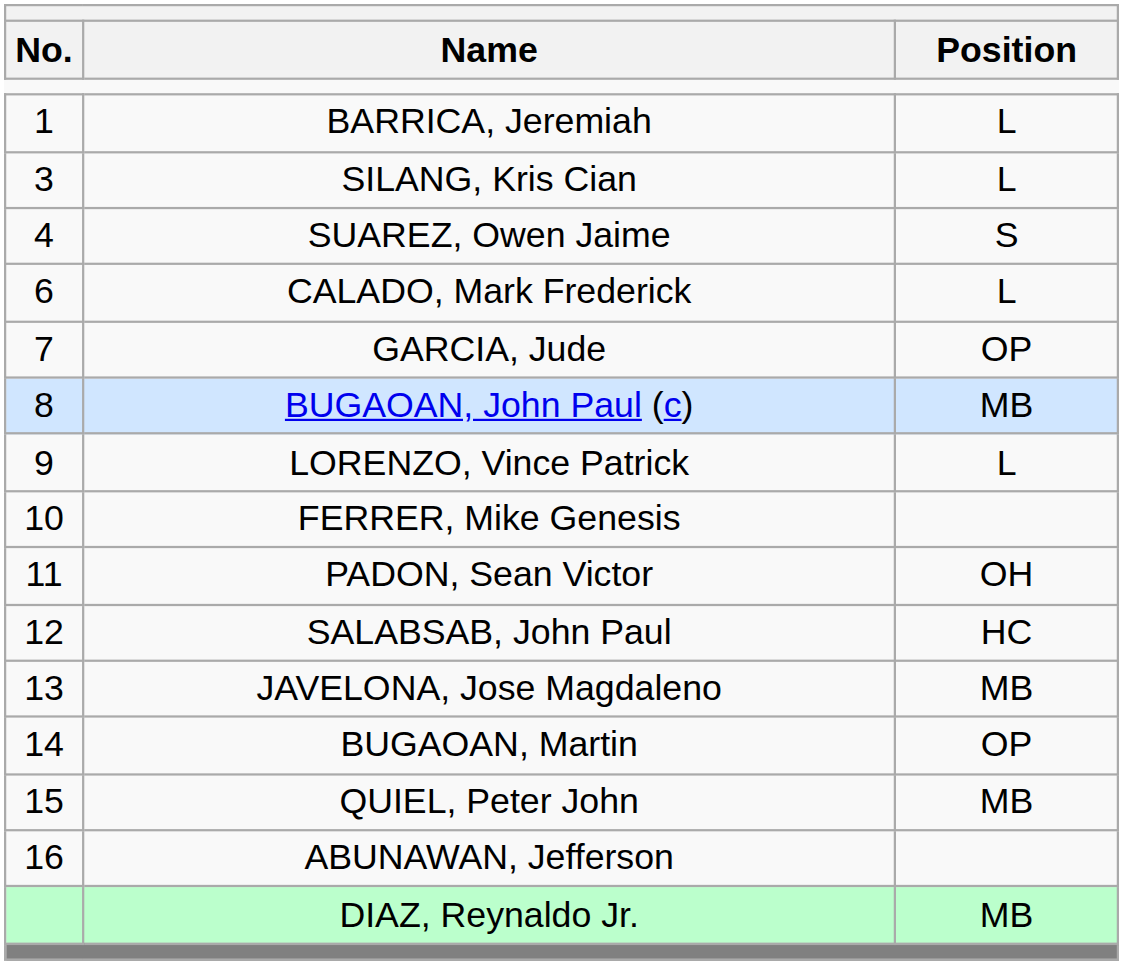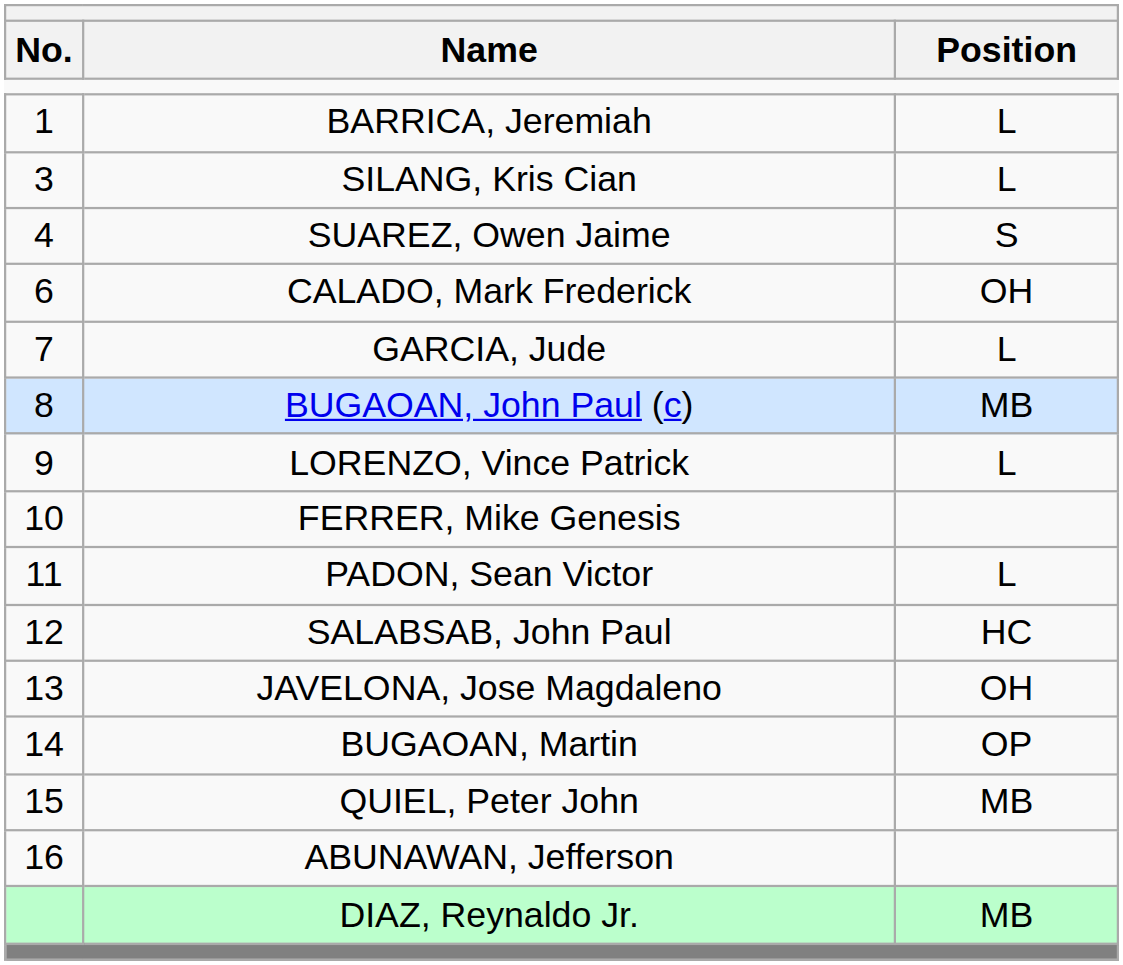(1007, 292) L -> (1007, 292) OH
(1007, 348) OP -> (1007, 348) L
(1007, 574) OH -> (1007, 574) L
(1007, 688) MB -> (1007, 688) OH
